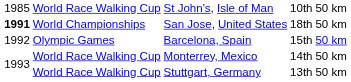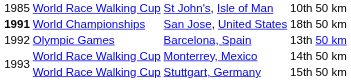(301, 40) 15th -> (301, 40) 13th
(301, 72) 13th -> (301, 72) 15th
